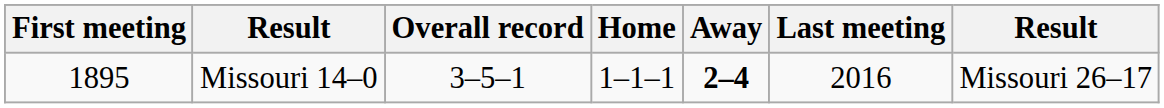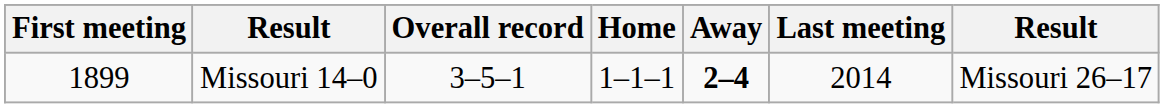(99, 77) 1895 -> (99, 77) 1899
(861, 77) 2016 -> (861, 77) 2014
